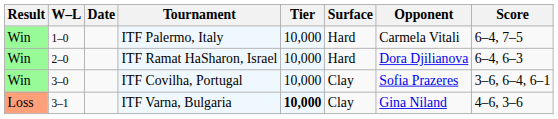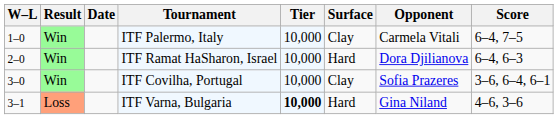columns swapped: (26, 15) <-> (66, 15)
(342, 37) Hard -> (341, 37) Clay
(341, 102) Clay -> (342, 102) Hard
